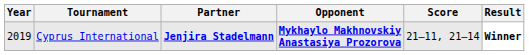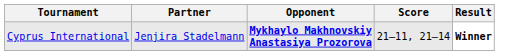- column: (19, 13)
(219, 36) bold -> (189, 36) normal
